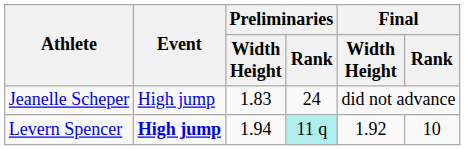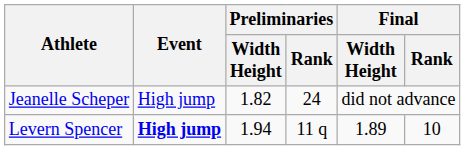(256, 100) 1.83 -> (256, 100) 1.82
(312, 130) paleturquoise background -> (312, 130) no background
(371, 130) 1.92 -> (371, 130) 1.89
